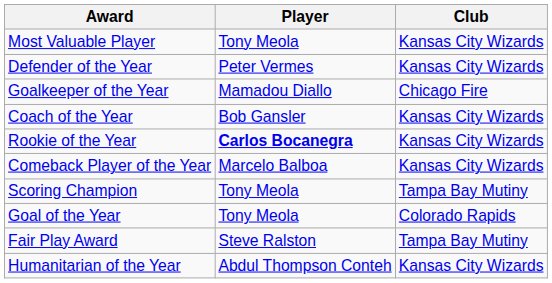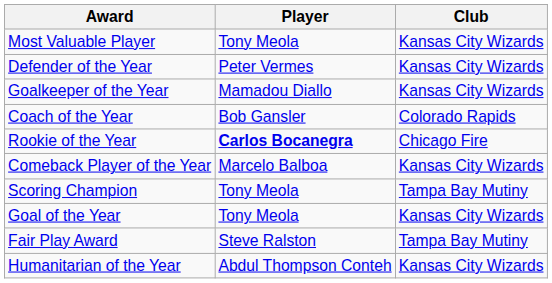(443, 91) Chicago Fire -> (471, 91) Kansas City Wizards
(471, 116) Kansas City Wizards -> (457, 116) Colorado Rapids
(471, 141) Kansas City Wizards -> (443, 141) Chicago Fire
(457, 215) Colorado Rapids -> (471, 215) Kansas City Wizards
